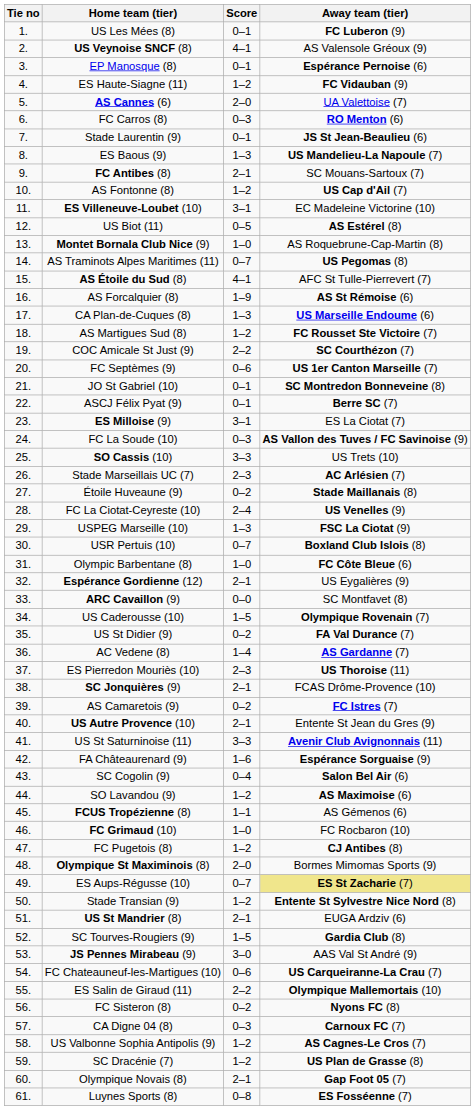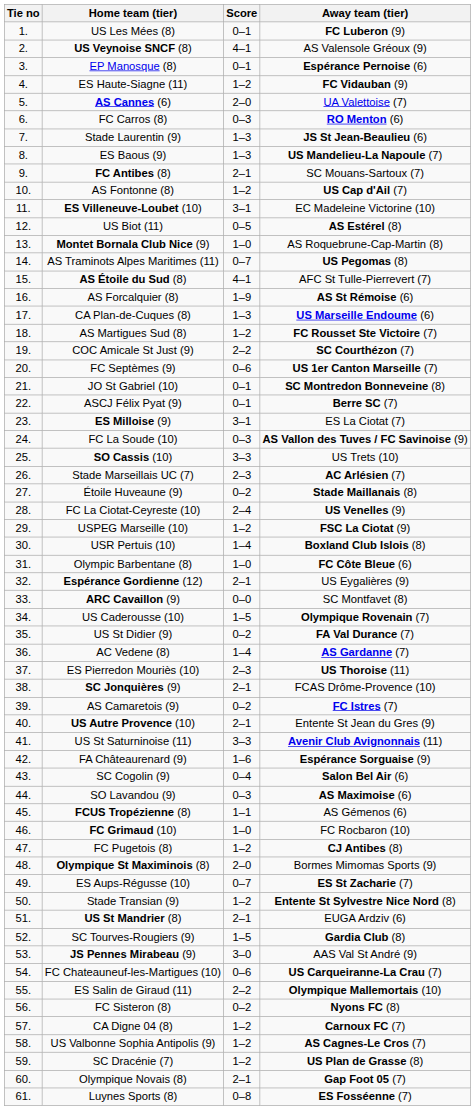(242, 137) 0–1 -> (242, 137) 1–3
(242, 528) 1–3 -> (242, 528) 1–2
(242, 546) 0–7 -> (242, 546) 1–4
(242, 794) 1–2 -> (242, 794) 0–3
(365, 883) khaki background -> (365, 883) no background
(242, 1025) 0–3 -> (242, 1025) 1–2
